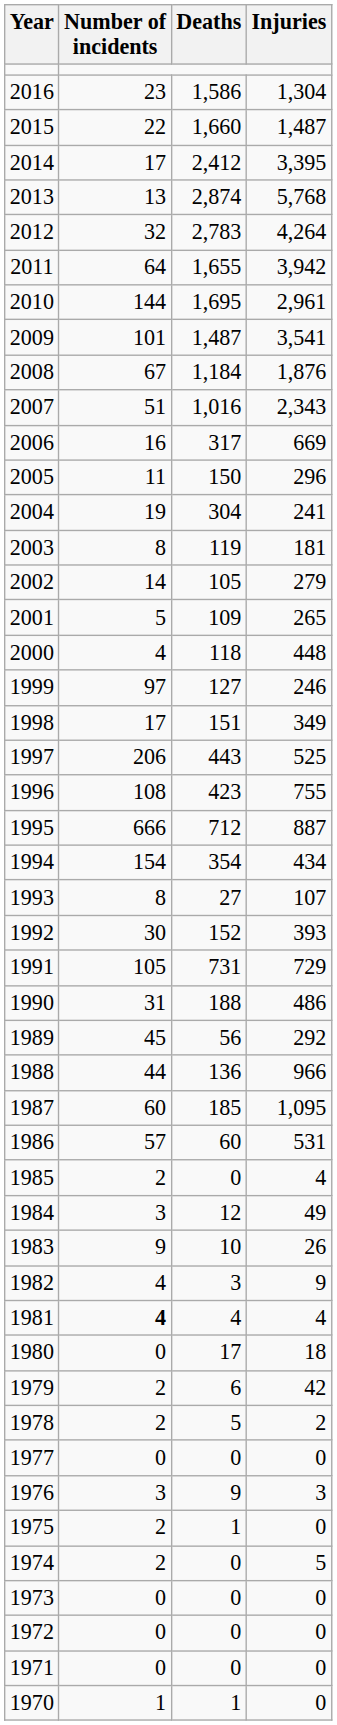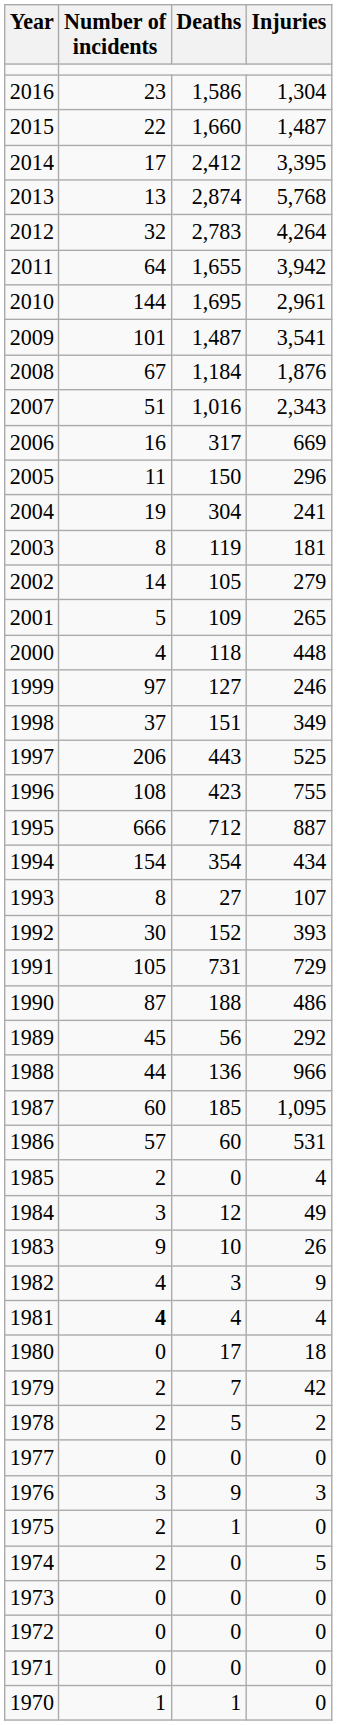(155, 722) 17 -> (155, 722) 37
(155, 1002) 31 -> (155, 1002) 87
(236, 1387) 6 -> (236, 1387) 7
